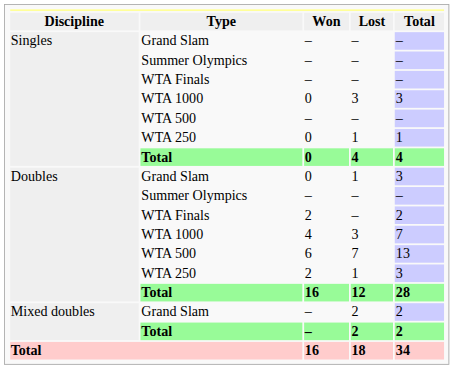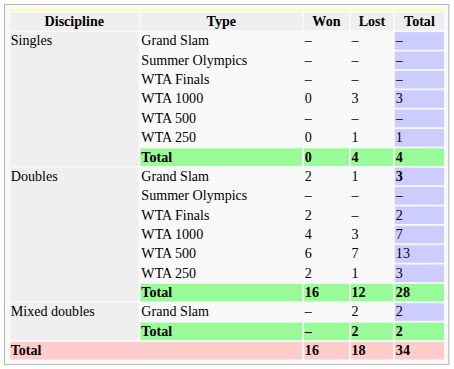(308, 176) 0 -> (308, 176) 2
(399, 176) normal -> (399, 176) bold
